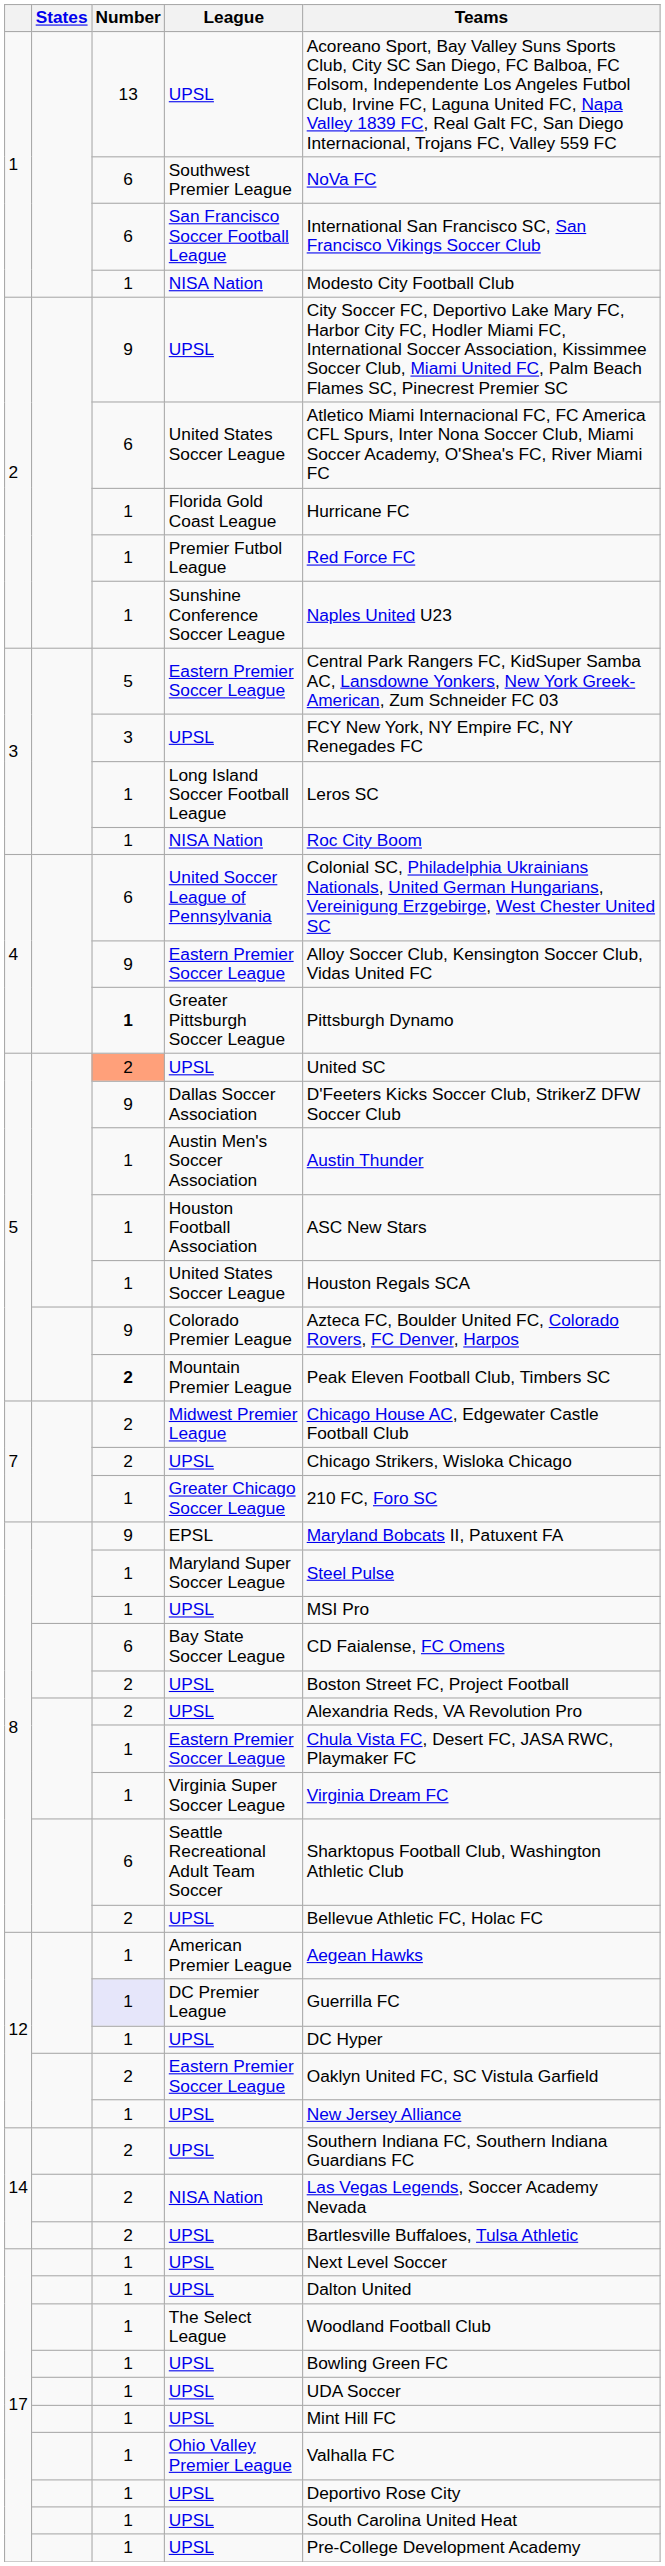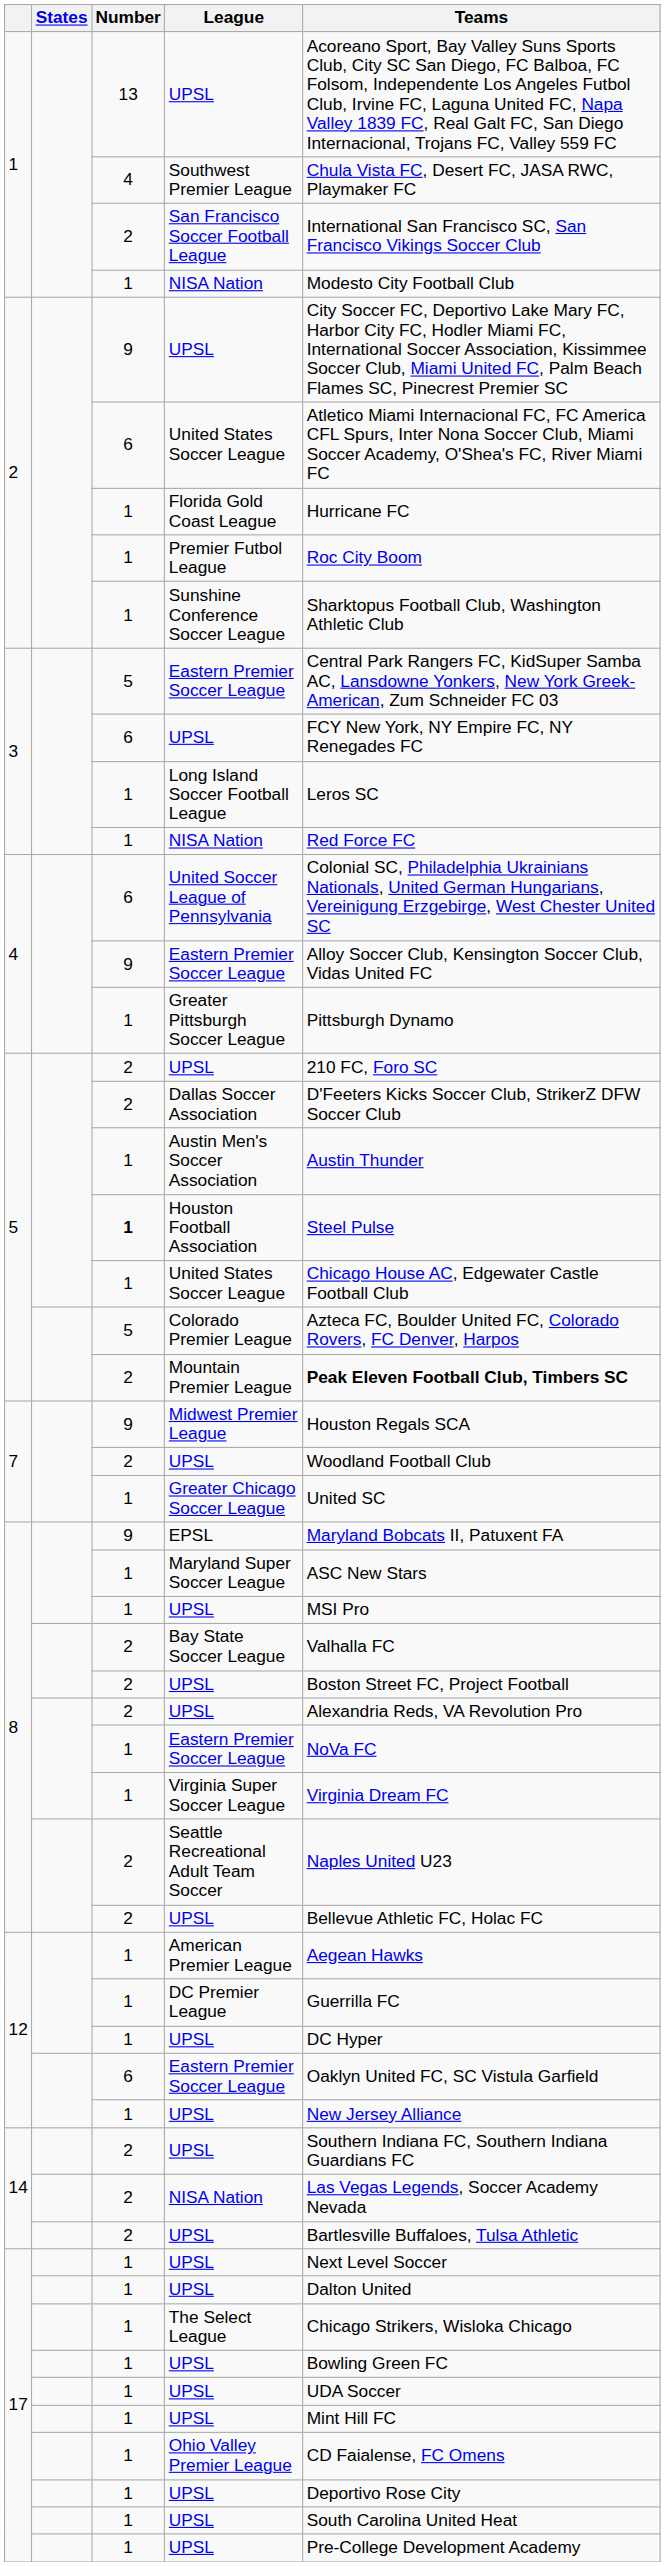(128, 179) 6 -> (128, 179) 4
(342, 179) NoVa FC -> (460, 179) Chula Vista FC, Desert FC, JASA RWC, Playmaker FC
(128, 236) 6 -> (128, 236) 2
(361, 558) Red Force FC -> (364, 558) Roc City Boom
(379, 614) Naples United U23 -> (454, 614) Sharktopus Football Club, Washington Athletic Club
(128, 737) 3 -> (128, 737) 6
(364, 841) Roc City Boom -> (361, 841) Red Force FC
(128, 1020) bold -> (128, 1020) normal
(128, 1067) lightsalmon background -> (128, 1067) no background
(346, 1067) United SC -> (372, 1067) 210 FC, Foro SC
(128, 1104) 9 -> (128, 1104) 2
(128, 1227) normal -> (128, 1227) bold
(367, 1227) ASC New Stars -> (350, 1227) Steel Pulse
(388, 1283) Houston Regals SCA -> (453, 1283) Chicago House AC, Edgewater Castle Football Club
(128, 1330) 9 -> (128, 1330) 5
(128, 1377) bold -> (128, 1377) normal
(458, 1377) normal -> (467, 1377) bold
(128, 1424) 2 -> (128, 1424) 9
(453, 1424) Chicago House AC, Edgewater Castle Football Club -> (388, 1424) Houston Regals SCA
(439, 1461) Chicago Strikers, Wisloka Chicago -> (399, 1461) Woodland Football Club
(372, 1498) 210 FC, Foro SC -> (346, 1498) United SC
(350, 1572) Steel Pulse -> (367, 1572) ASC New Stars
(128, 1647) 6 -> (128, 1647) 2
(406, 1647) CD Faialense, FC Omens -> (351, 1647) Valhalla FC
(460, 1748) Chula Vista FC, Desert FC, JASA RWC, Playmaker FC -> (342, 1748) NoVa FC
(128, 1861) 6 -> (128, 1861) 2
(454, 1861) Sharktopus Football Club, Washington Athletic Club -> (379, 1861) Naples United U23
(128, 2002) lavender background -> (128, 2002) no background
(128, 2076) 2 -> (128, 2076) 6
(399, 2326) Woodland Football Club -> (439, 2326) Chicago Strikers, Wisloka Chicago
(351, 2455) Valhalla FC -> (406, 2455) CD Faialense, FC Omens
